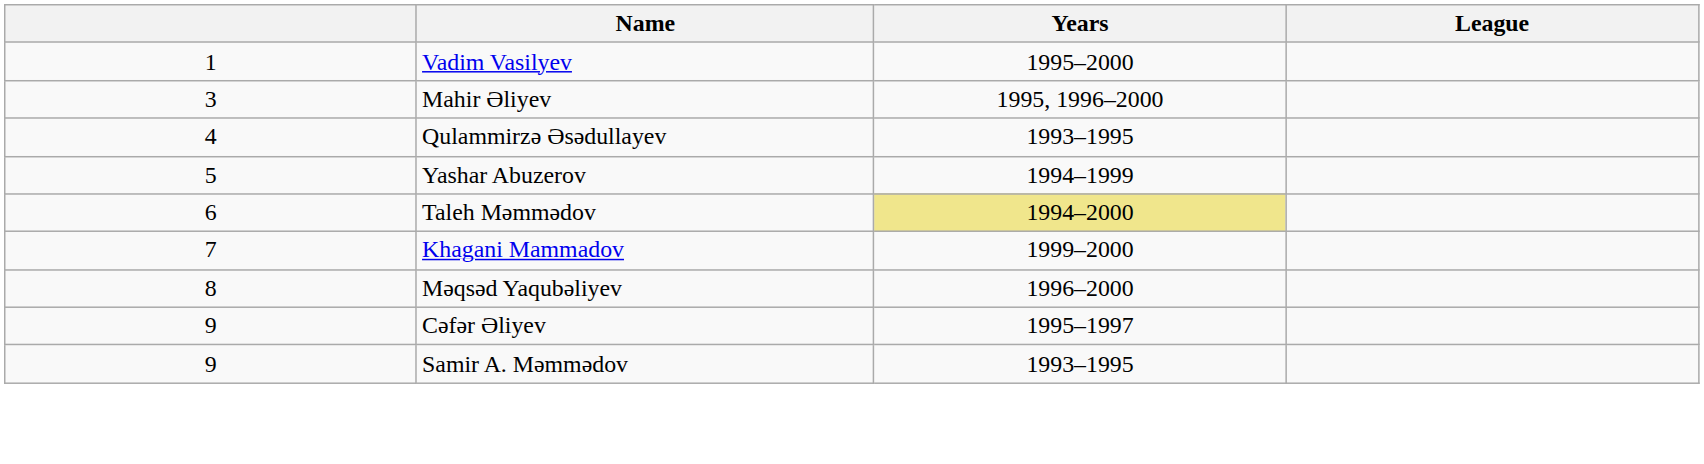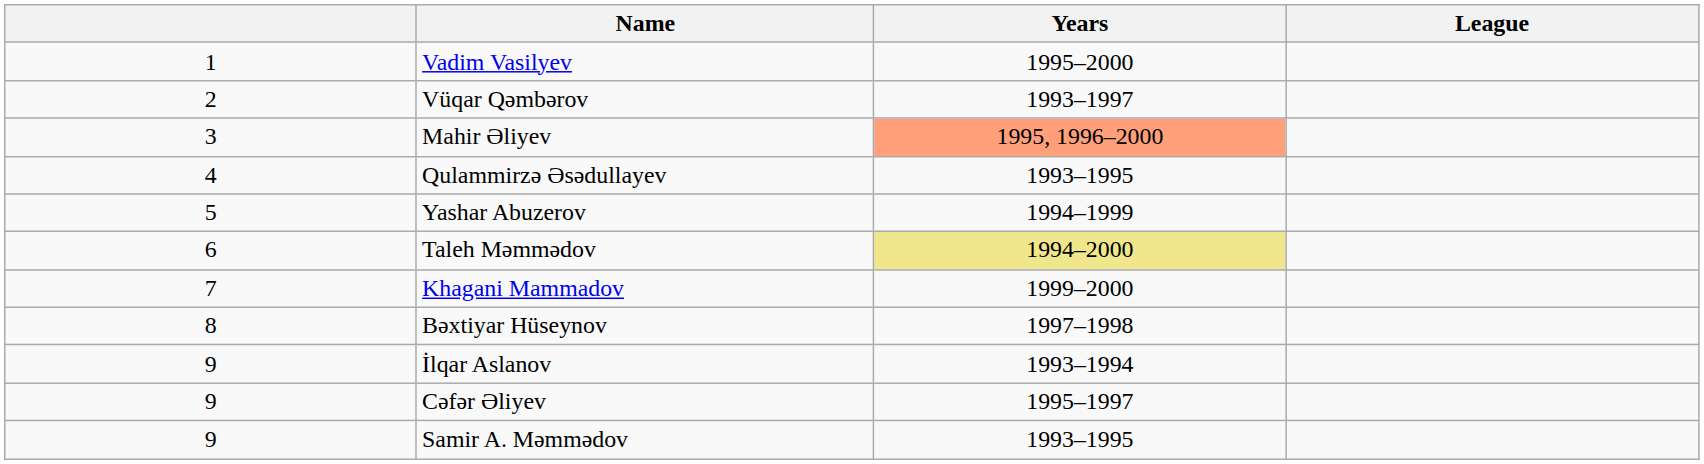+ row: (505, 99)
(1080, 99) no background -> (1080, 136) lightsalmon background
+ row: (514, 325)
- row: (522, 288)
+ row: (487, 363)
